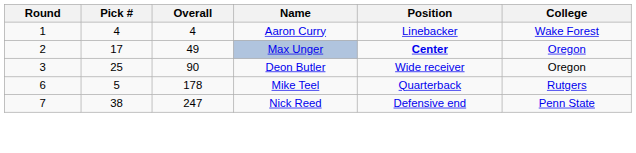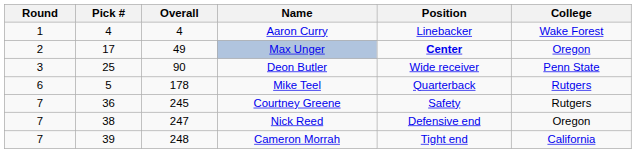(567, 67) Oregon -> (571, 67) Penn State
+ row: (297, 103)
(567, 103) Penn State -> (571, 121) Oregon
+ row: (297, 139)
